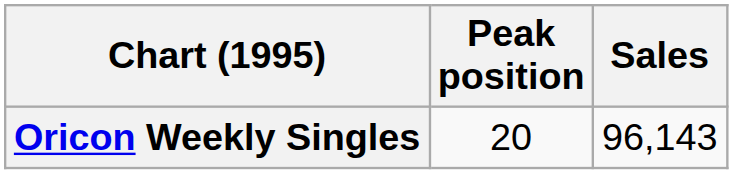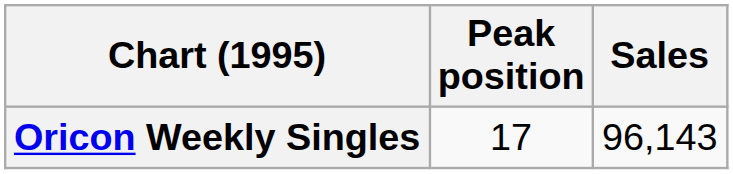(511, 136) 20 -> (511, 136) 17
